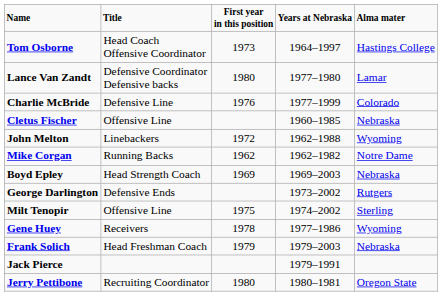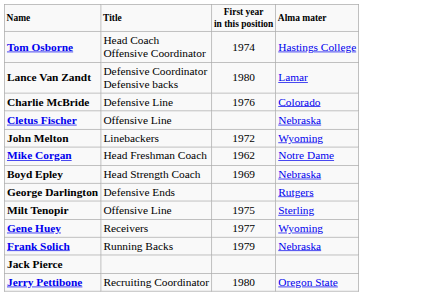- column: (315, 18)
(244, 47) 1973 -> (244, 47) 1974
(138, 156) Running Backs -> (155, 156) Head Freshman Coach
(244, 228) 1978 -> (244, 228) 1977
(155, 246) Head Freshman Coach -> (138, 246) Running Backs
